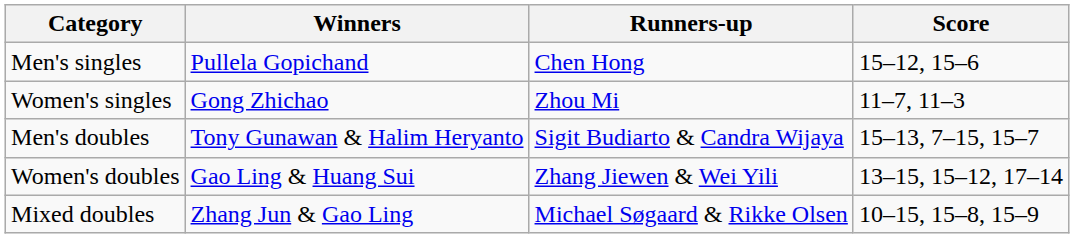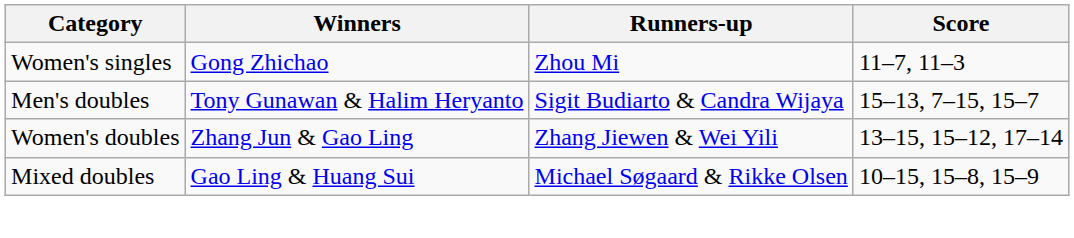- row: (76, 61)
(303, 175) Gao Ling & Huang Sui -> (302, 137) Zhang Jun & Gao Ling
(302, 213) Zhang Jun & Gao Ling -> (303, 175) Gao Ling & Huang Sui
